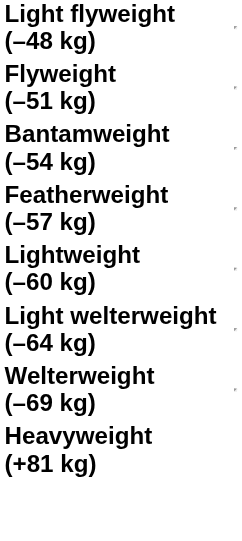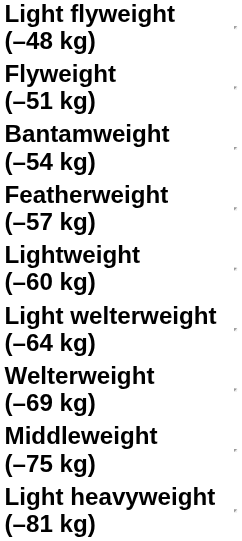+ row: (81, 450)
+ row: (110, 510)
- row: (78, 450)
